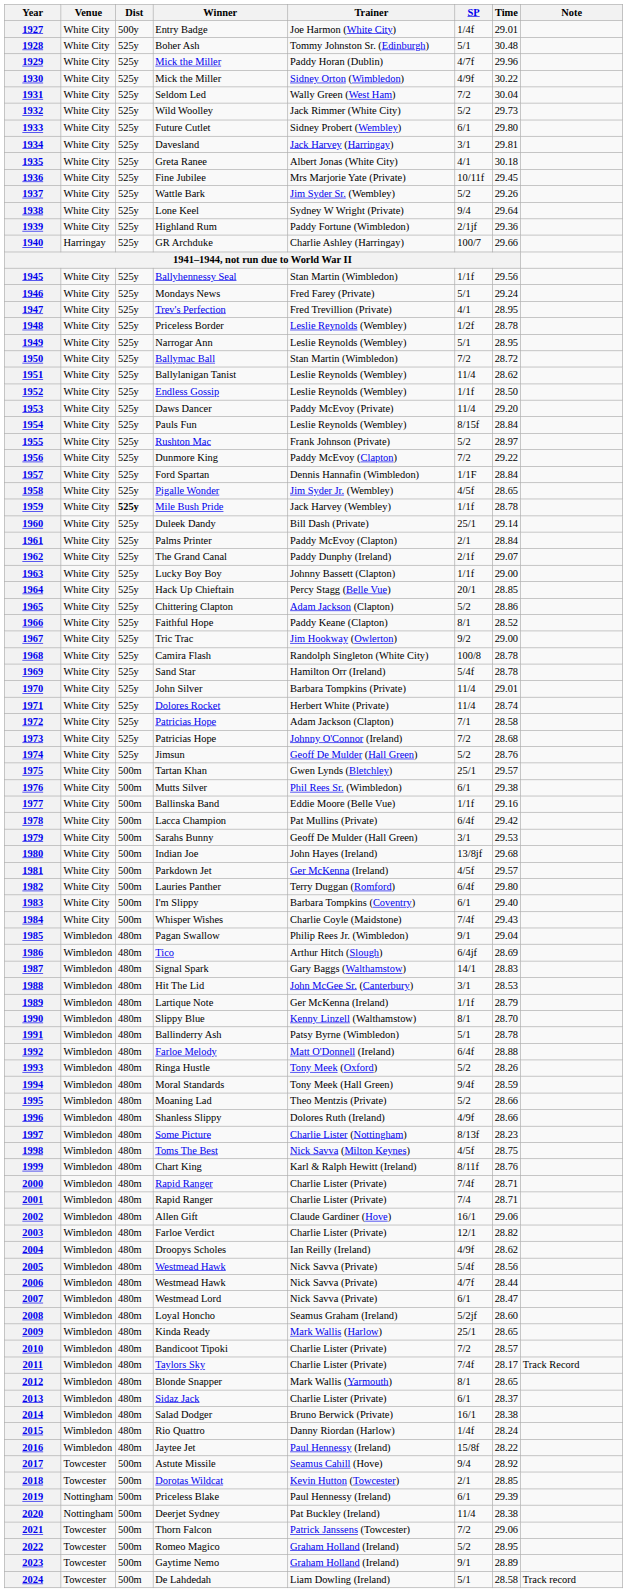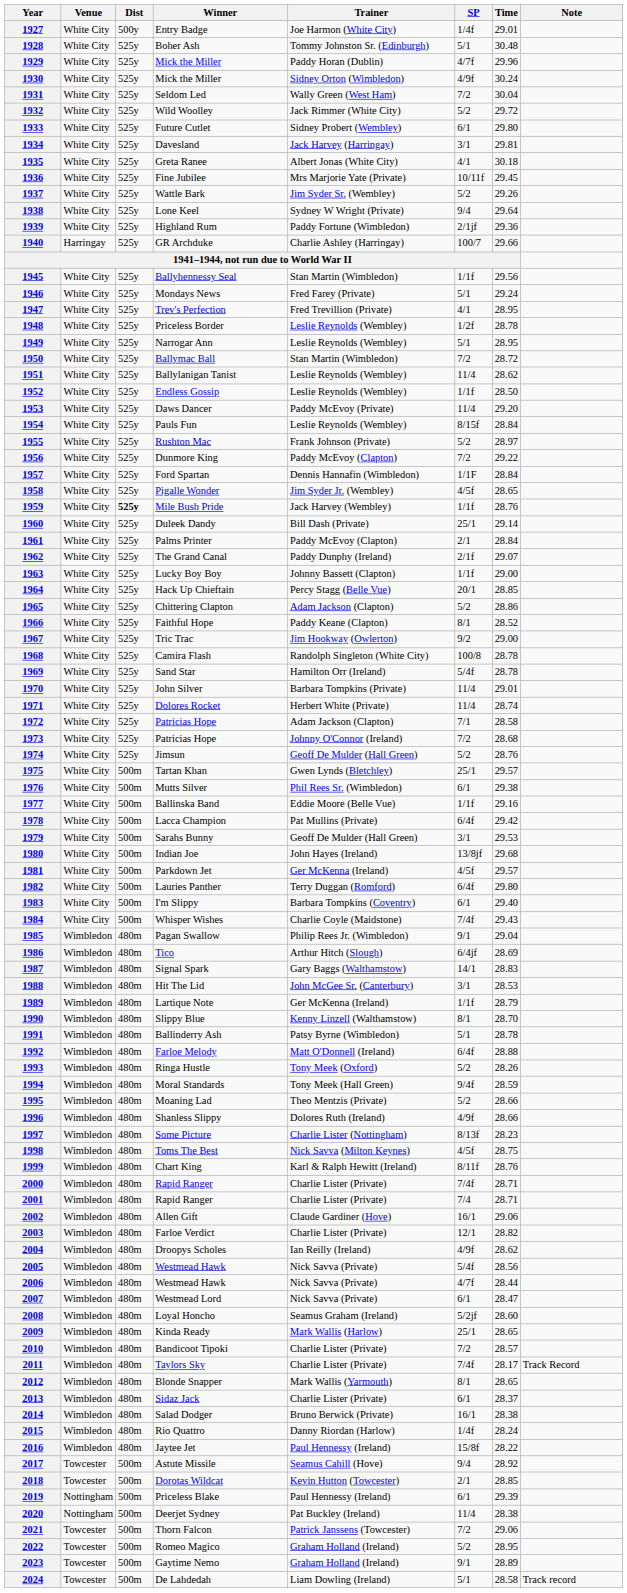(506, 78) 30.22 -> (506, 78) 30.24
(506, 111) 29.73 -> (506, 111) 29.72
(506, 507) 28.78 -> (506, 507) 28.76
